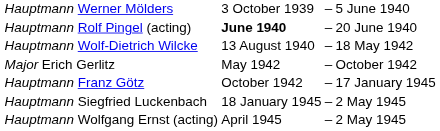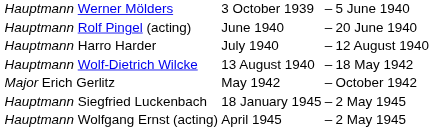(254, 27) bold -> (253, 27) normal
+ row: (80, 46)
- row: (74, 83)
